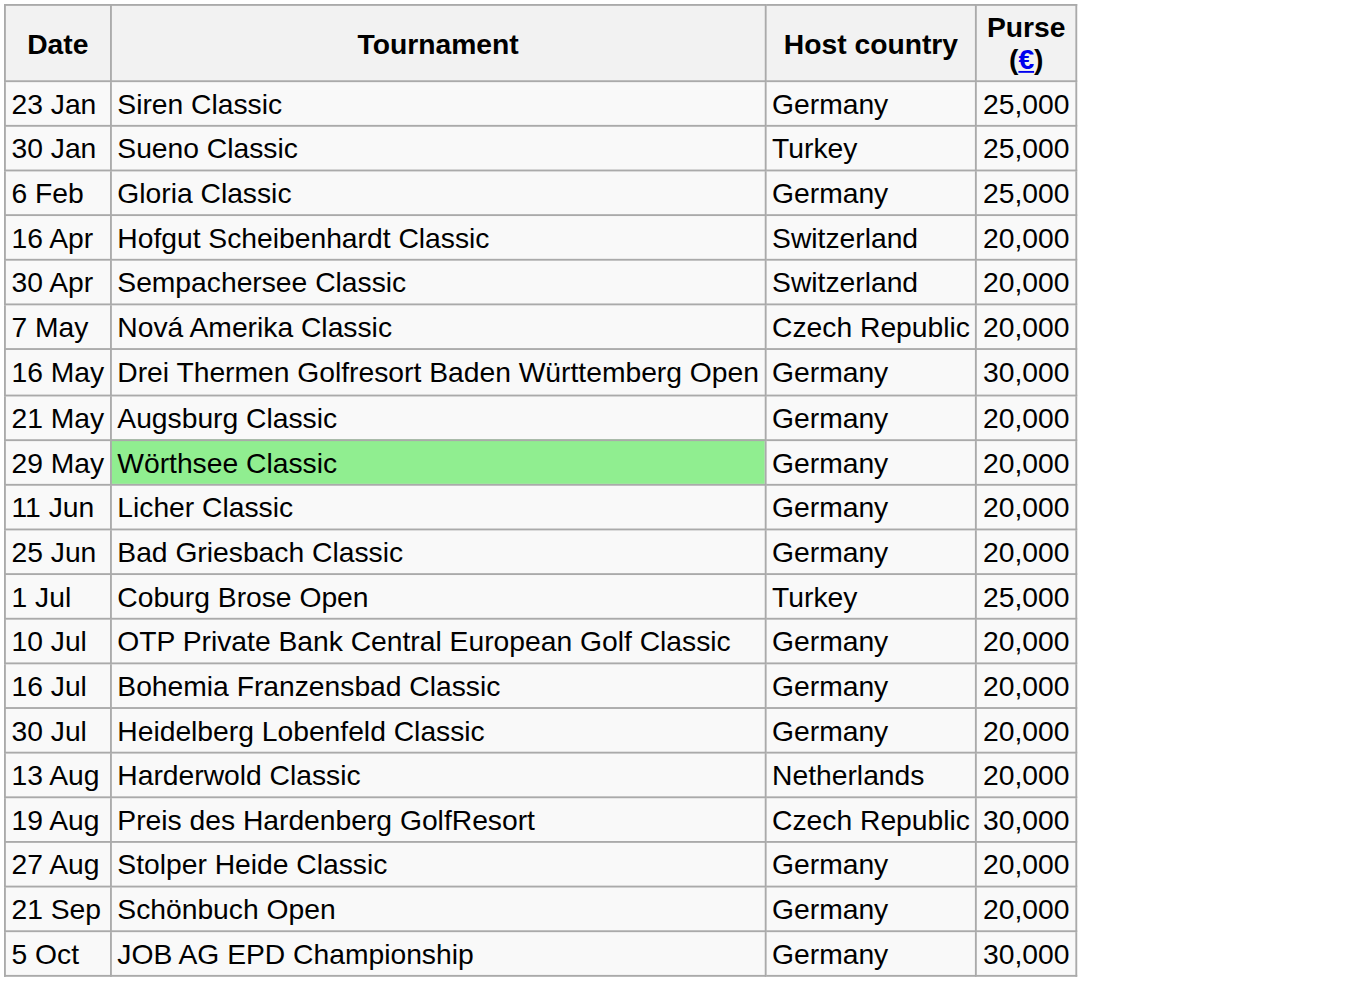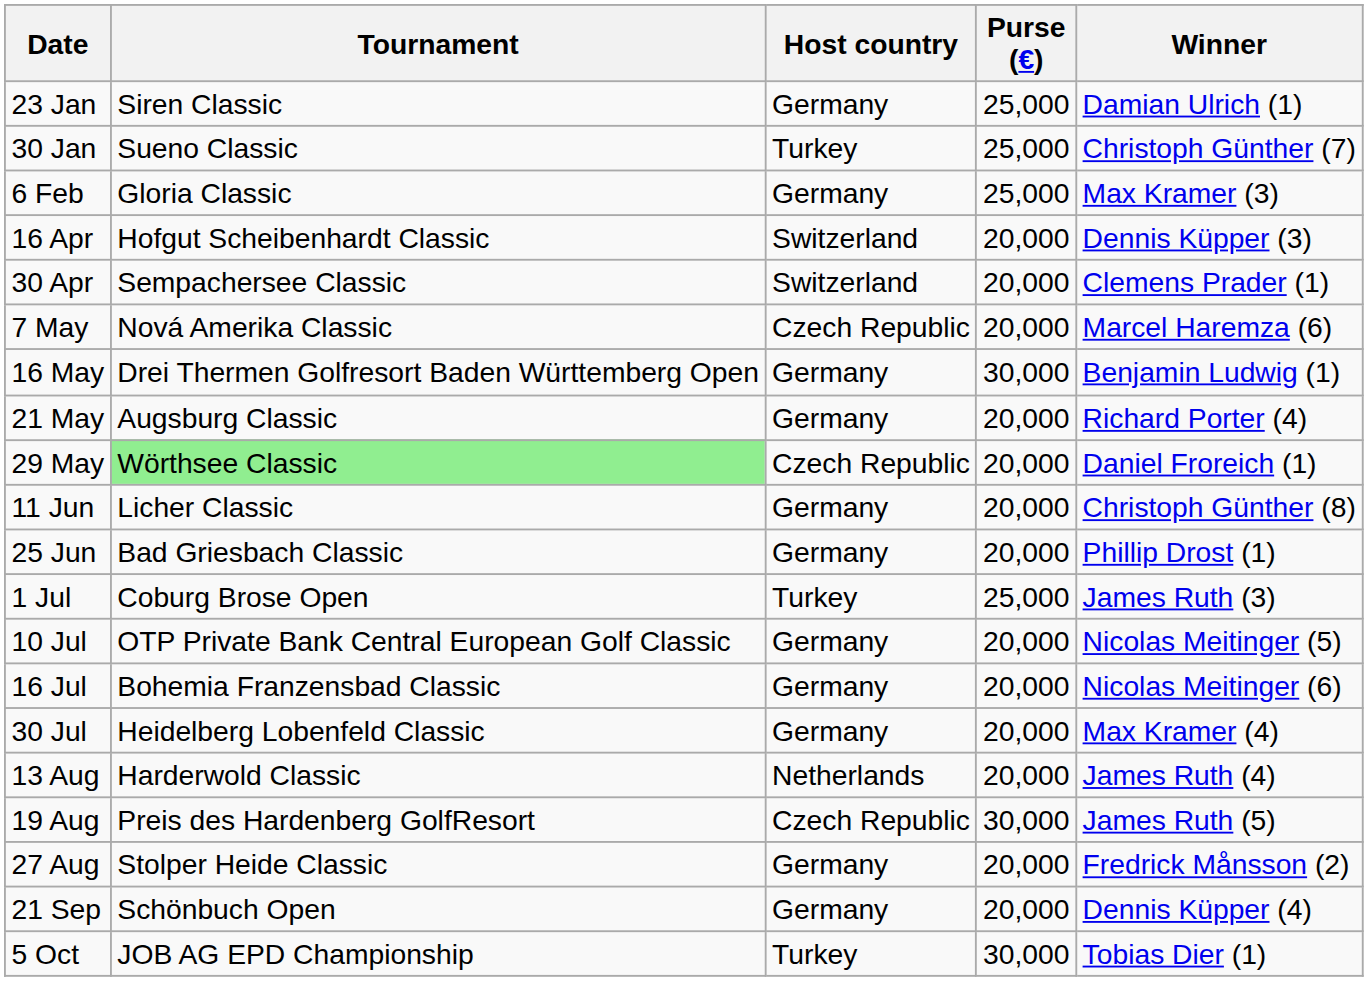+ column: (1219, 43)
(830, 462) Germany -> (871, 462) Czech Republic
(830, 954) Germany -> (815, 954) Turkey
